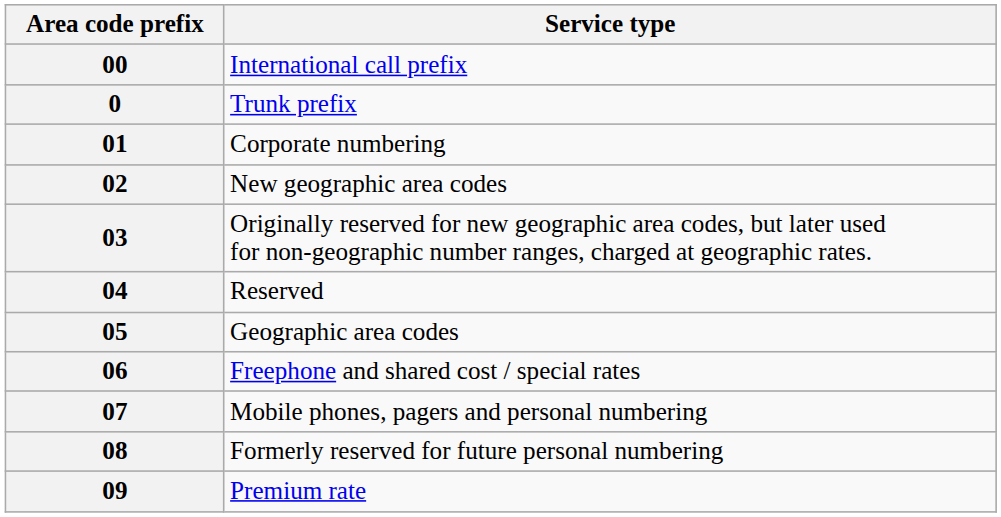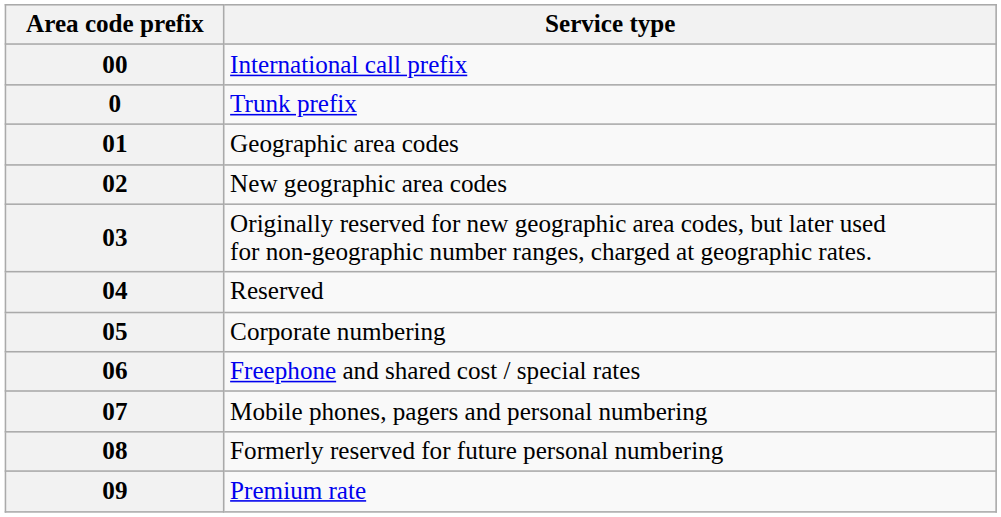(338, 143) Corporate numbering -> (344, 143) Geographic area codes
(344, 331) Geographic area codes -> (338, 331) Corporate numbering
